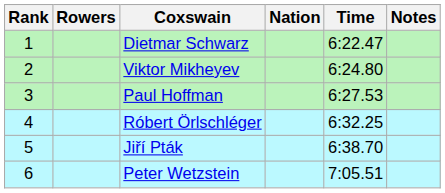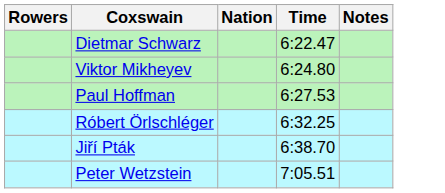- column: (28, 17)
